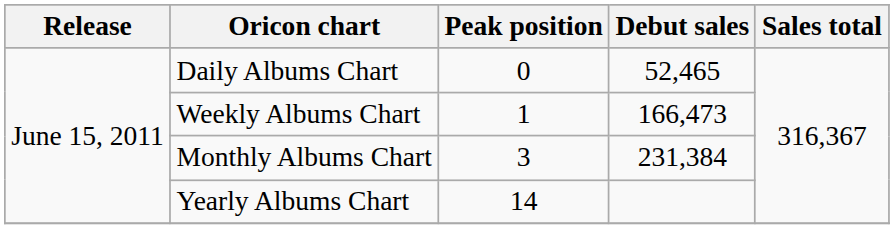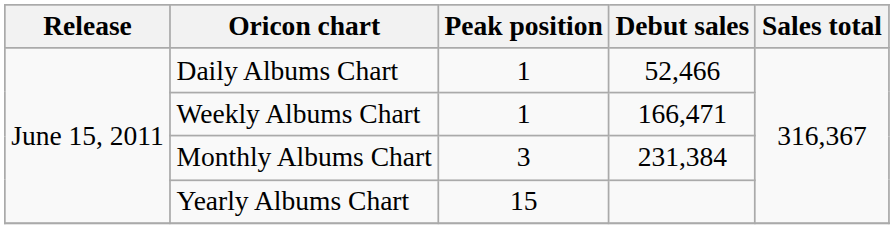(524, 69) 0 -> (524, 69) 1
(682, 69) 52,465 -> (682, 69) 52,466
(682, 113) 166,473 -> (682, 113) 166,471
(524, 200) 14 -> (524, 200) 15
